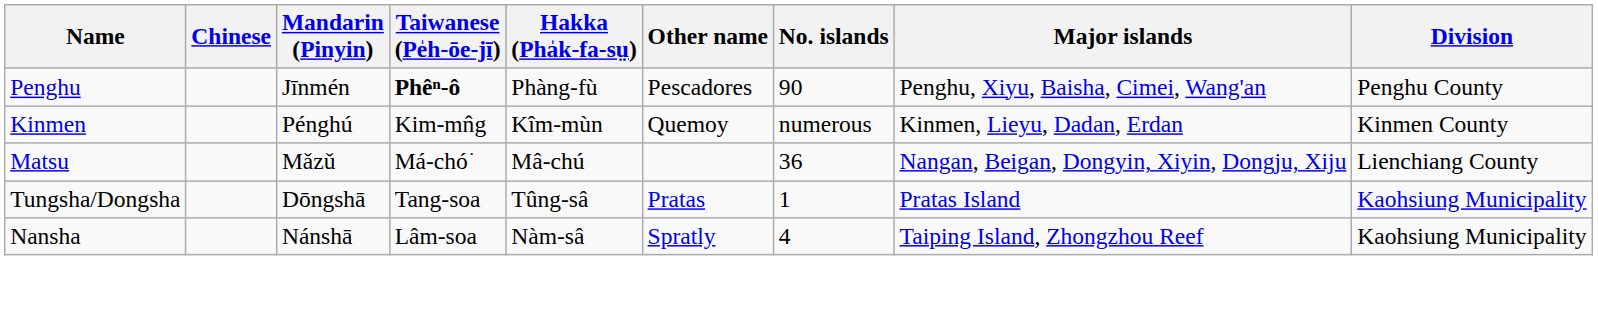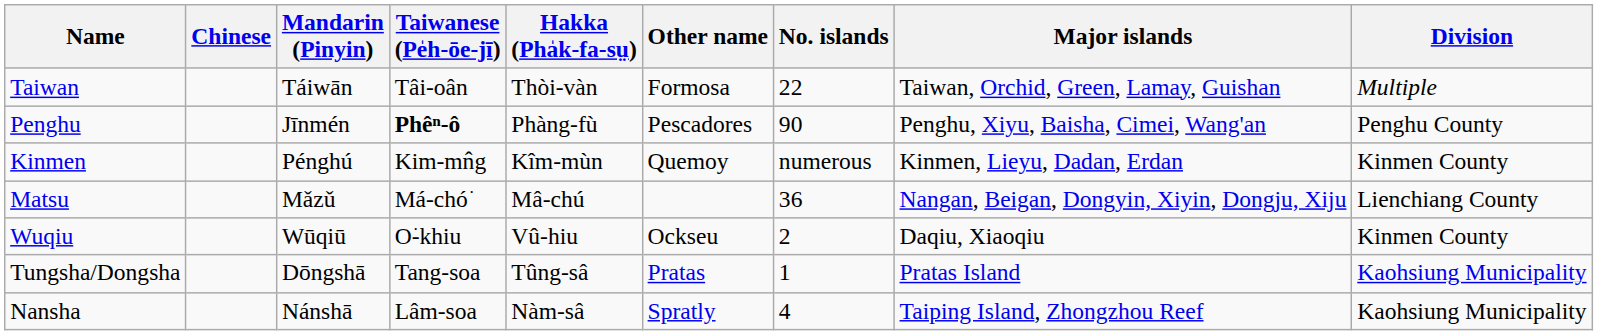+ row: (45, 86)
+ row: (42, 236)
